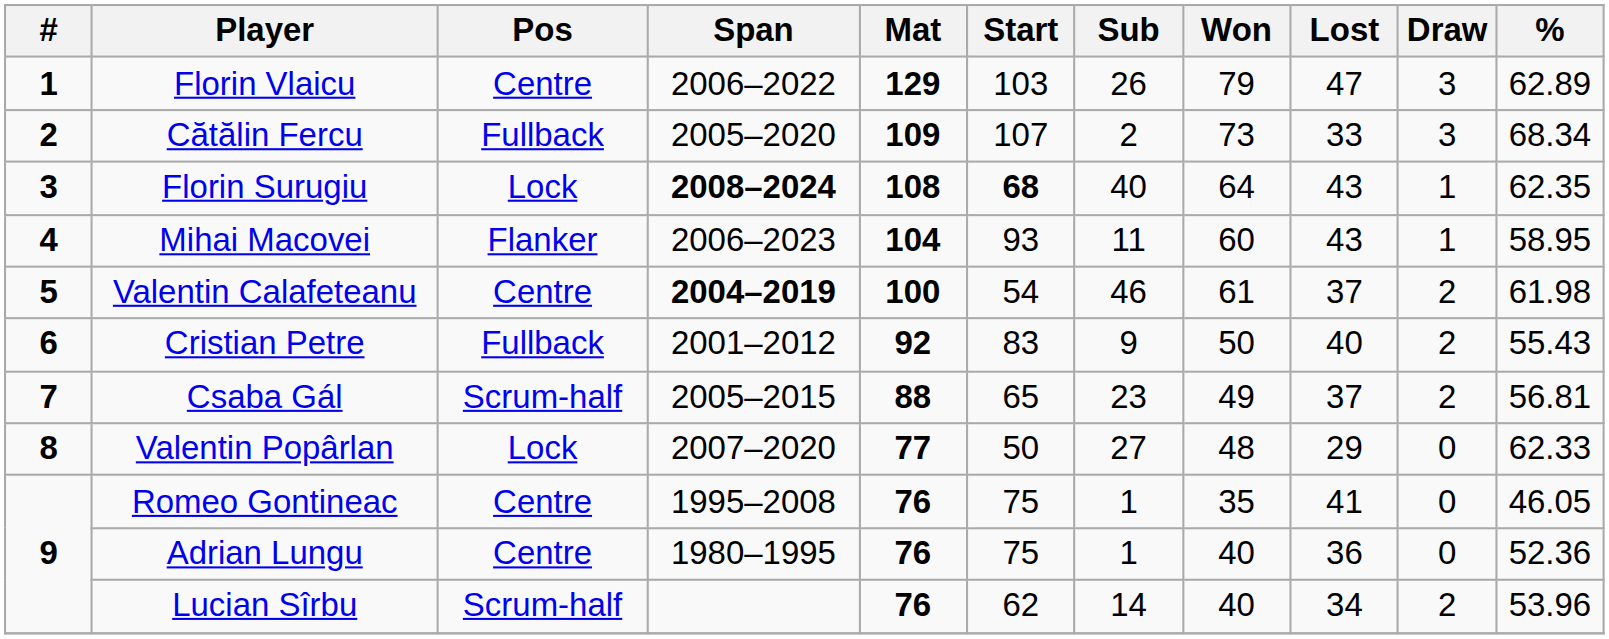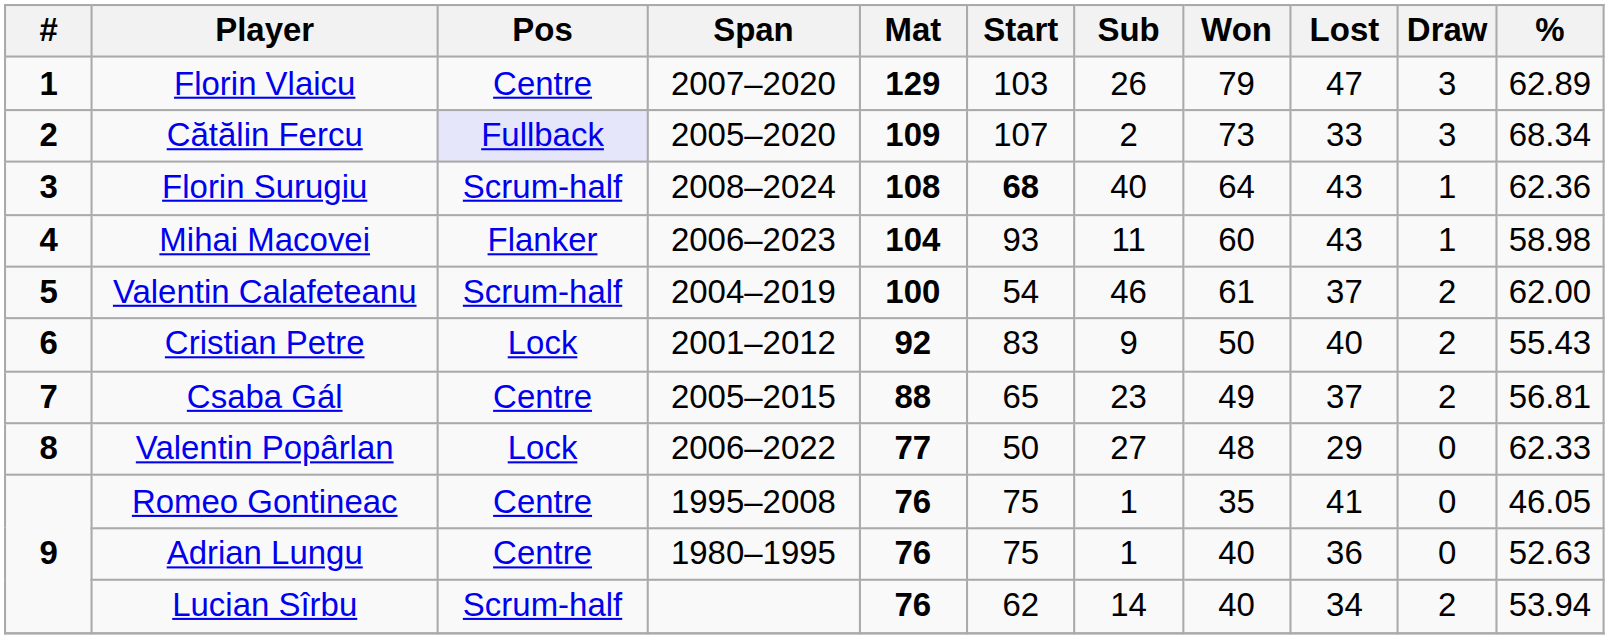(753, 82) 2006–2022 -> (753, 82) 2007–2020
(543, 135) no background -> (543, 135) lavender background
(543, 187) Lock -> (543, 187) Scrum-half
(753, 187) bold -> (753, 187) normal
(1550, 187) 62.35 -> (1550, 187) 62.36
(1550, 239) 58.95 -> (1550, 239) 58.98
(543, 291) Centre -> (543, 291) Scrum-half
(753, 291) bold -> (753, 291) normal
(1550, 291) 61.98 -> (1550, 291) 62.00
(543, 344) Fullback -> (543, 344) Lock
(543, 396) Scrum-half -> (543, 396) Centre
(753, 448) 2007–2020 -> (753, 448) 2006–2022
(1550, 553) 52.36 -> (1550, 553) 52.63
(1550, 605) 53.96 -> (1550, 605) 53.94
